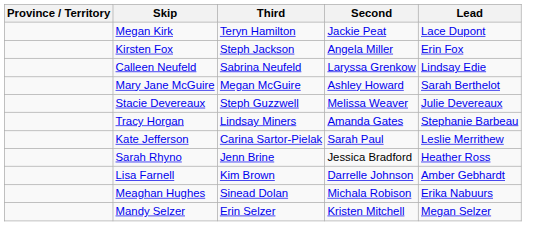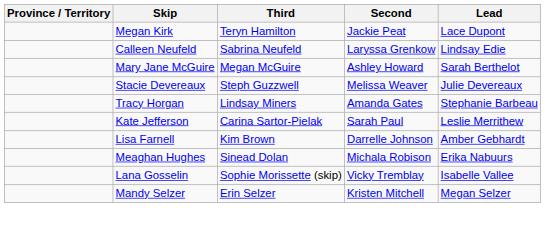- row: (144, 49)
- row: (149, 157)
+ row: (152, 175)
